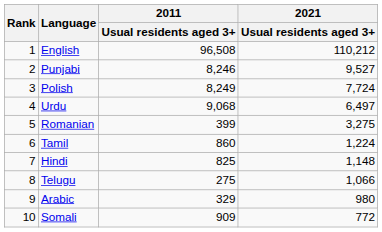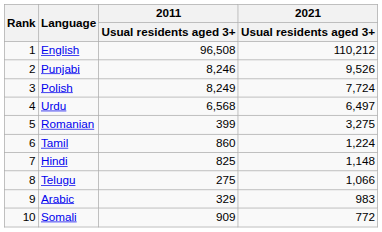(360, 69) 9,527 -> (360, 69) 9,526
(221, 106) 9,068 -> (221, 106) 6,568
(365, 198) 980 -> (365, 198) 983
